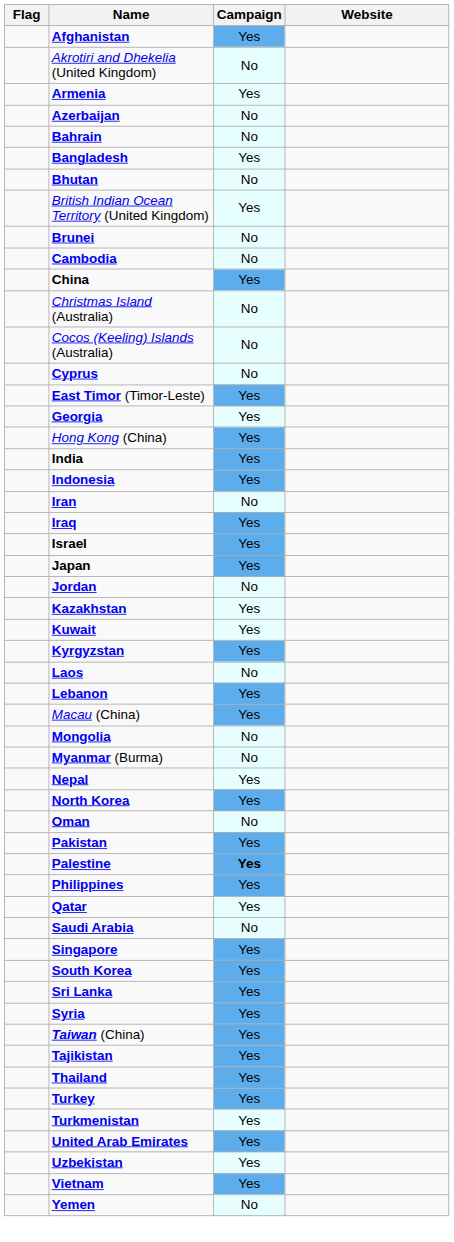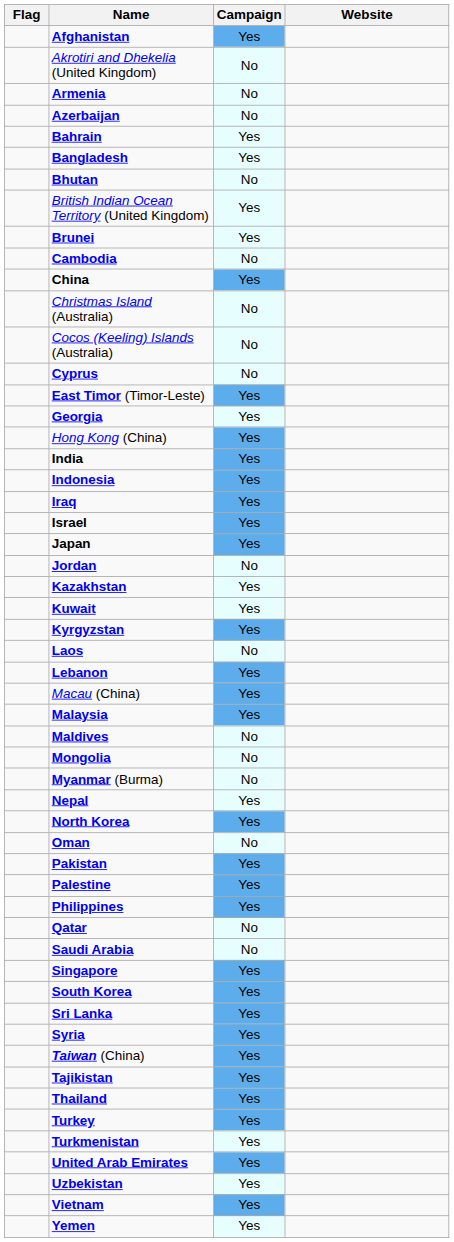(249, 94) Yes -> (249, 94) No
(249, 136) No -> (249, 136) Yes
(249, 237) No -> (249, 237) Yes
- row: (64, 501)
+ row: (80, 715)
+ row: (80, 736)
(249, 864) bold -> (249, 885) normal
(249, 906) Yes -> (249, 928) No
(249, 1205) No -> (249, 1226) Yes
